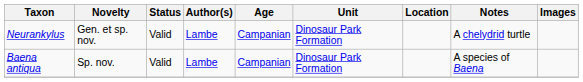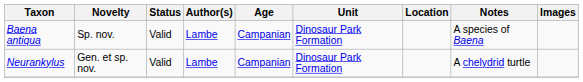rows swapped: (24, 63) <-> (36, 35)
